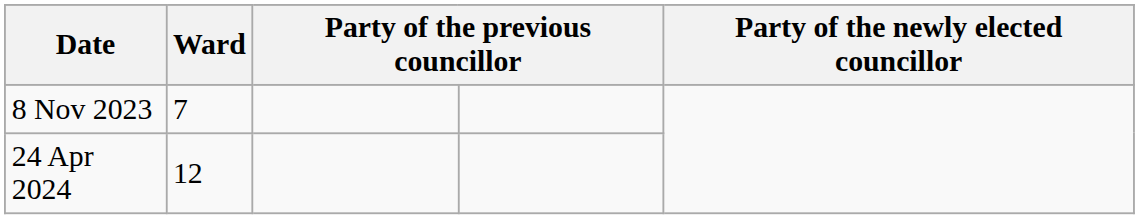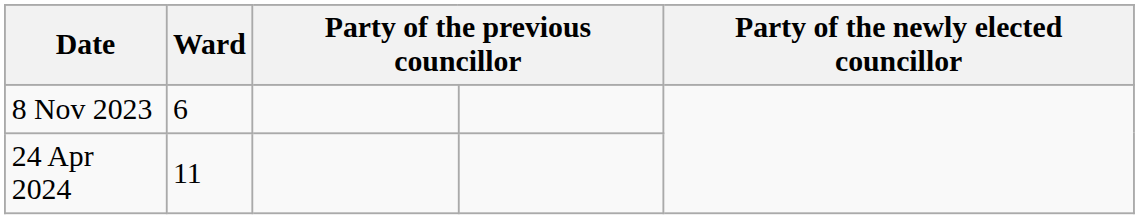(180, 108) 7 -> (180, 108) 6
(188, 172) 12 -> (187, 172) 11
